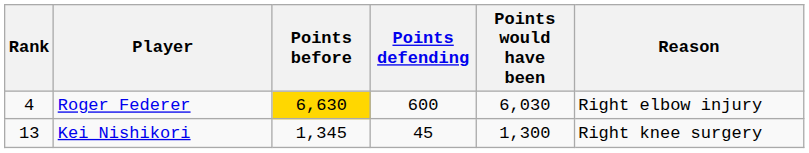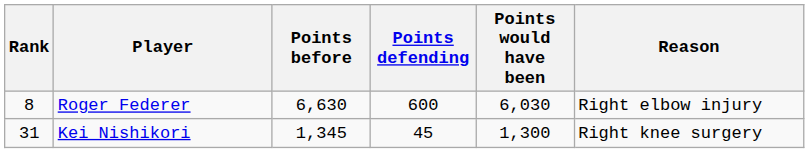(29, 105) 4 -> (29, 105) 8
(321, 105) gold background -> (321, 105) no background
(29, 133) 13 -> (29, 133) 31
